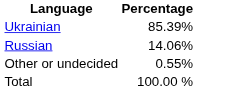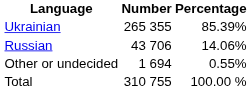+ column: (147, 9)
